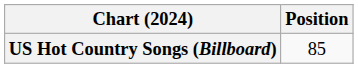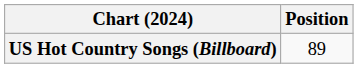(317, 48) 85 -> (317, 48) 89
